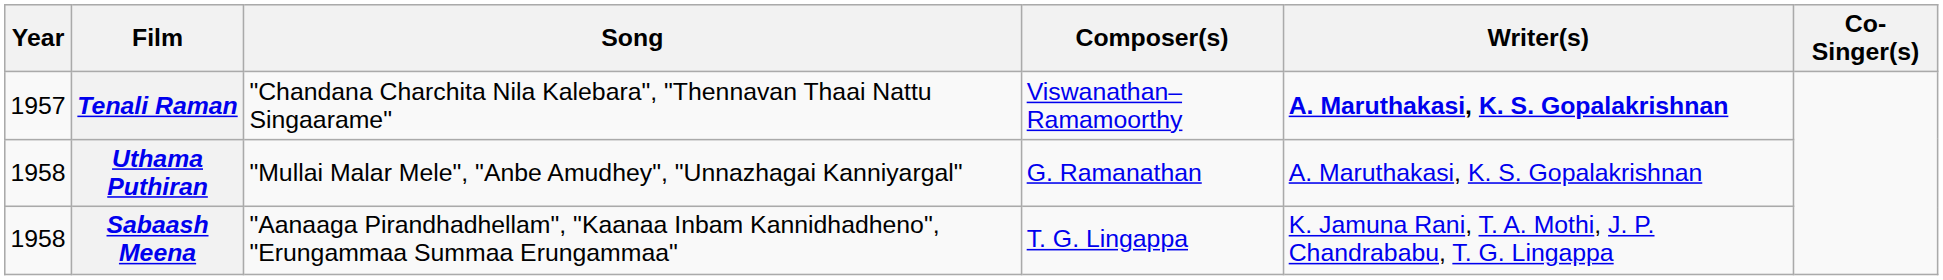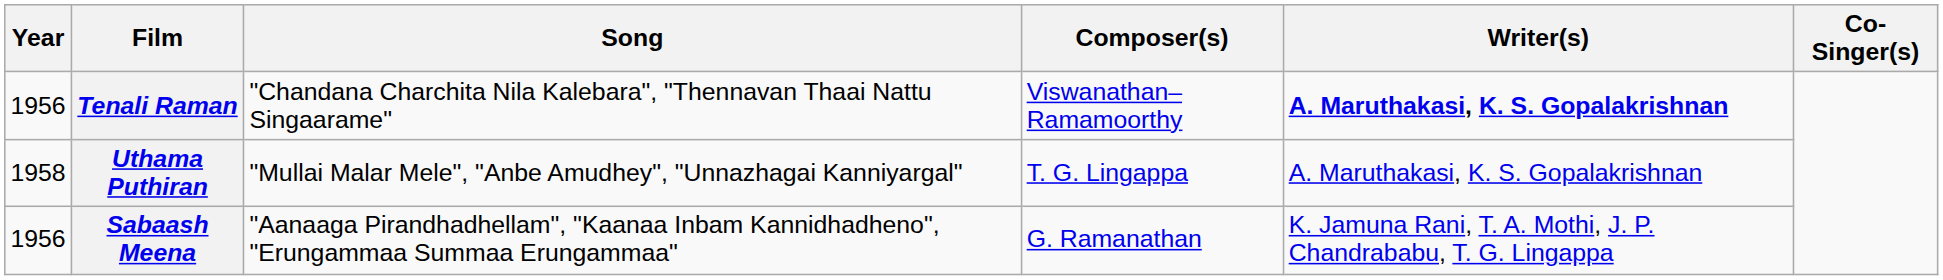(38, 105) 1957 -> (38, 105) 1956
(1114, 172) G. Ramanathan -> (1107, 172) T. G. Lingappa
(38, 239) 1958 -> (38, 239) 1956
(1107, 239) T. G. Lingappa -> (1114, 239) G. Ramanathan
